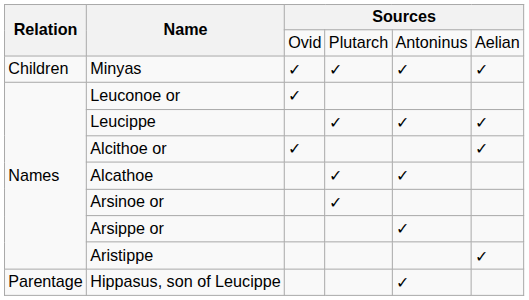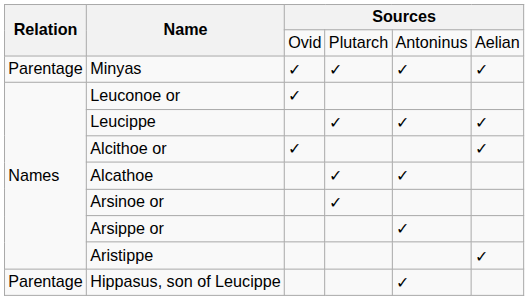(38, 69) Children -> (46, 69) Parentage
